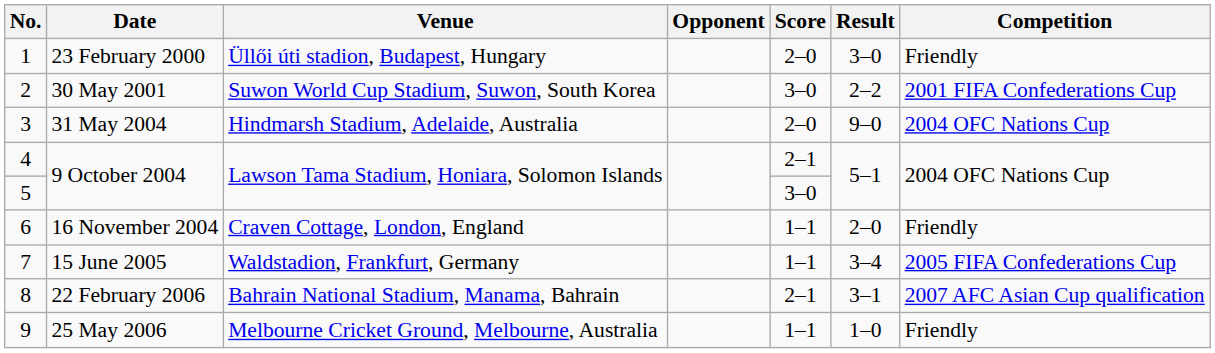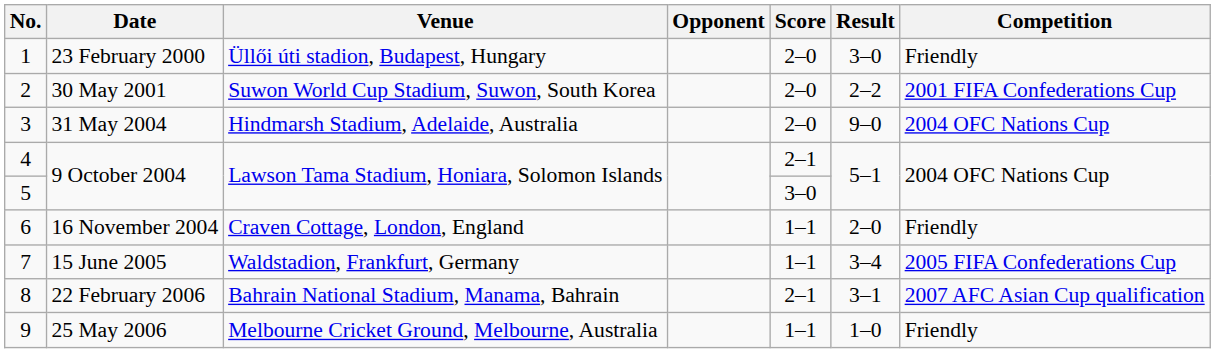(800, 90) 3–0 -> (800, 90) 2–0
